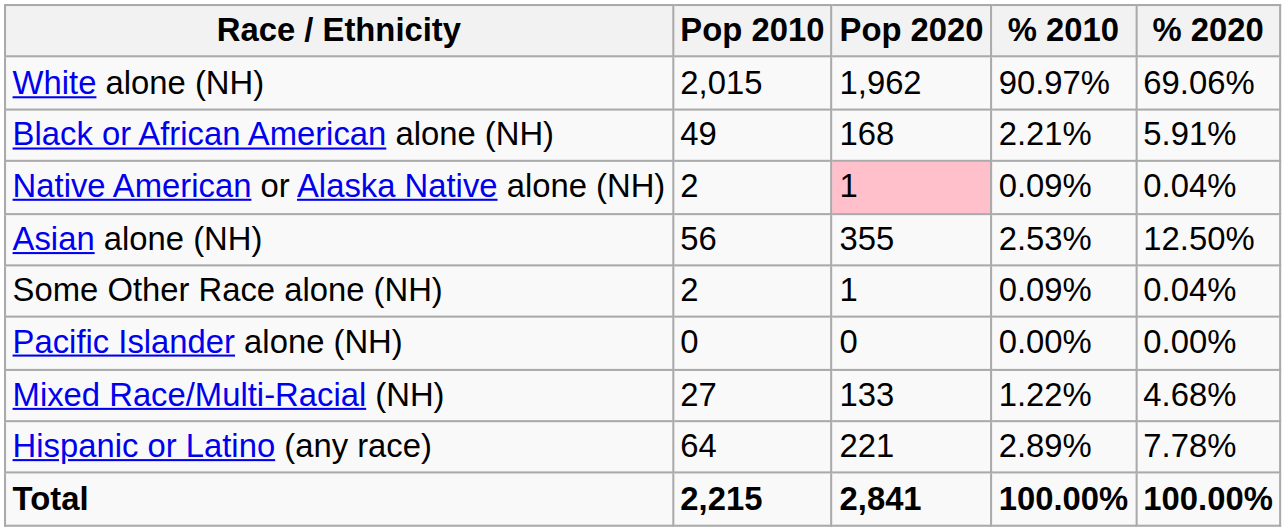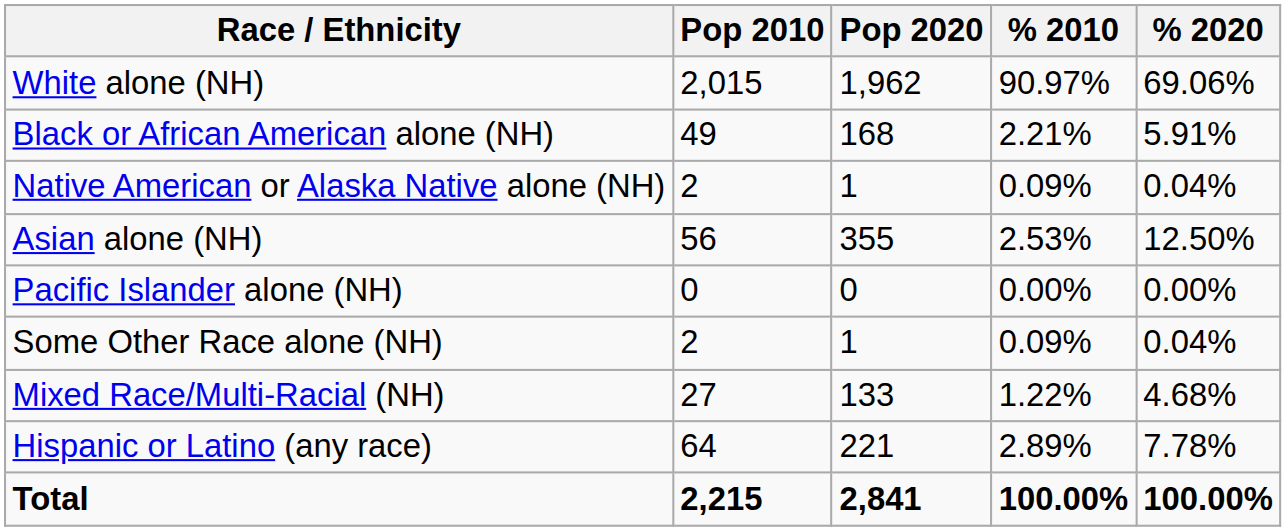(849, 186) pink background -> (849, 186) no background
rows swapped: (208, 342) <-> (228, 290)
